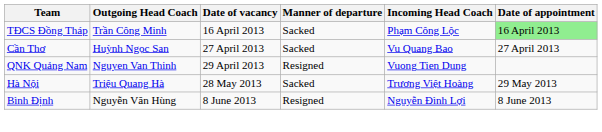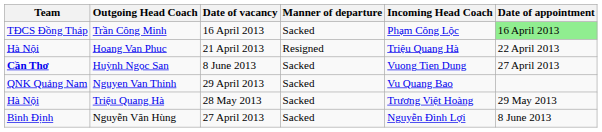+ row: (130, 48)
(26, 48) normal -> (28, 65) bold
(233, 48) 27 April 2013 -> (229, 65) 8 June 2013
(420, 48) Vu Quang Bao -> (427, 65) Vuong Tien Dung
(303, 65) Resigned -> (299, 83) Sacked
(427, 65) Vuong Tien Dung -> (420, 83) Vu Quang Bao
(229, 100) 8 June 2013 -> (233, 118) 27 April 2013
(303, 100) Resigned -> (299, 118) Sacked
